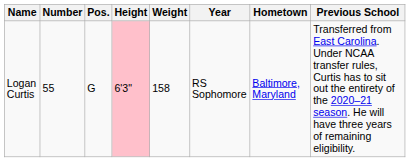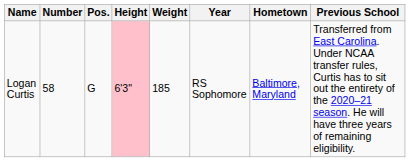(48, 89) 55 -> (48, 89) 58
(161, 89) 158 -> (161, 89) 185
